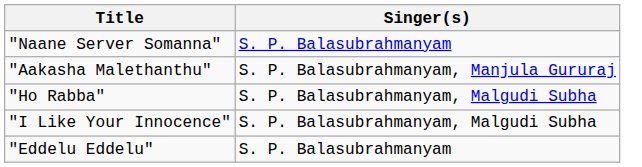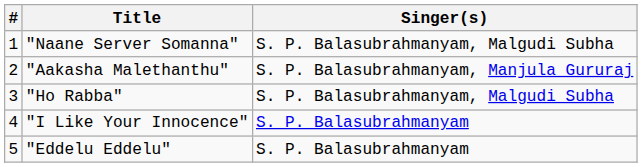+ column: (13, 18)
(345, 44) S. P. Balasubrahmanyam -> (435, 44) S. P. Balasubrahmanyam, Malgudi Subha
(418, 123) S. P. Balasubrahmanyam, Malgudi Subha -> (362, 123) S. P. Balasubrahmanyam
